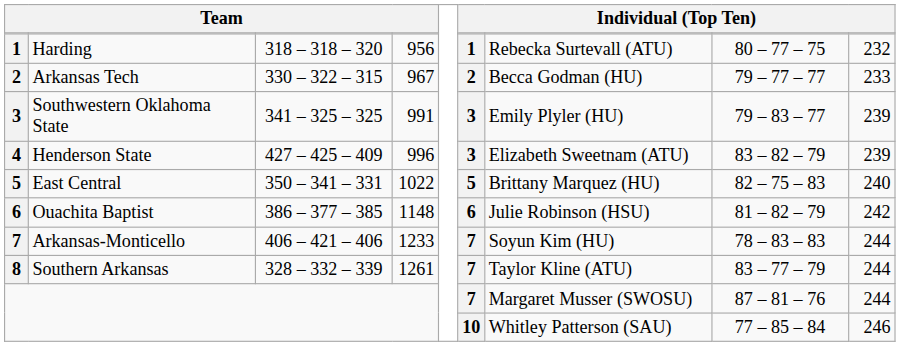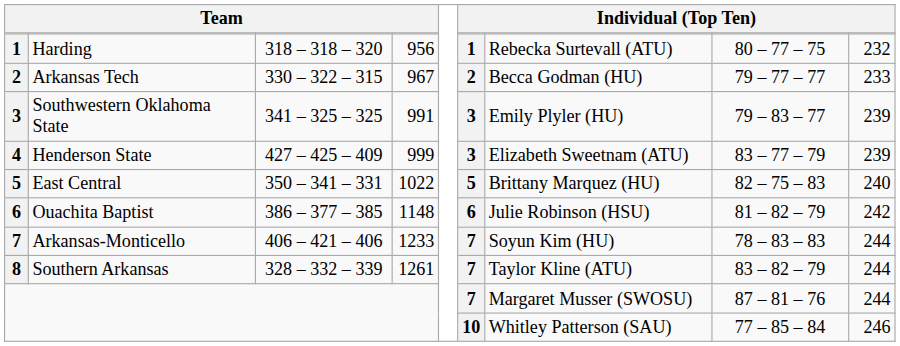(421, 155) 996 -> (421, 155) 999
(780, 155) 83 – 82 – 79 -> (780, 155) 83 – 77 – 79
(780, 269) 83 – 77 – 79 -> (780, 269) 83 – 82 – 79
